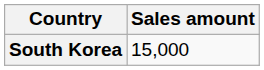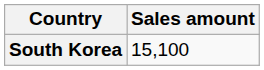(160, 49) 15,000 -> (160, 49) 15,100
